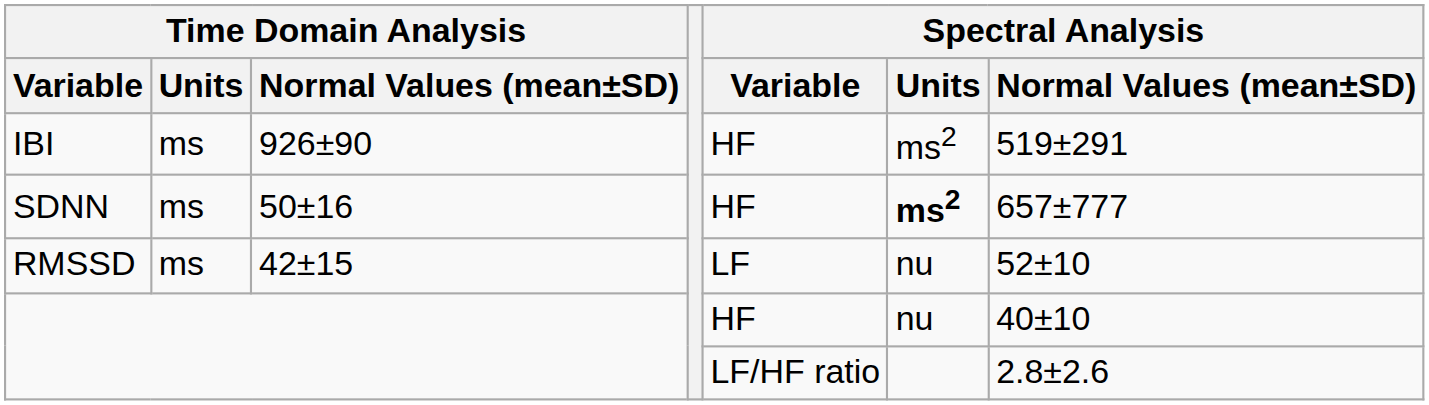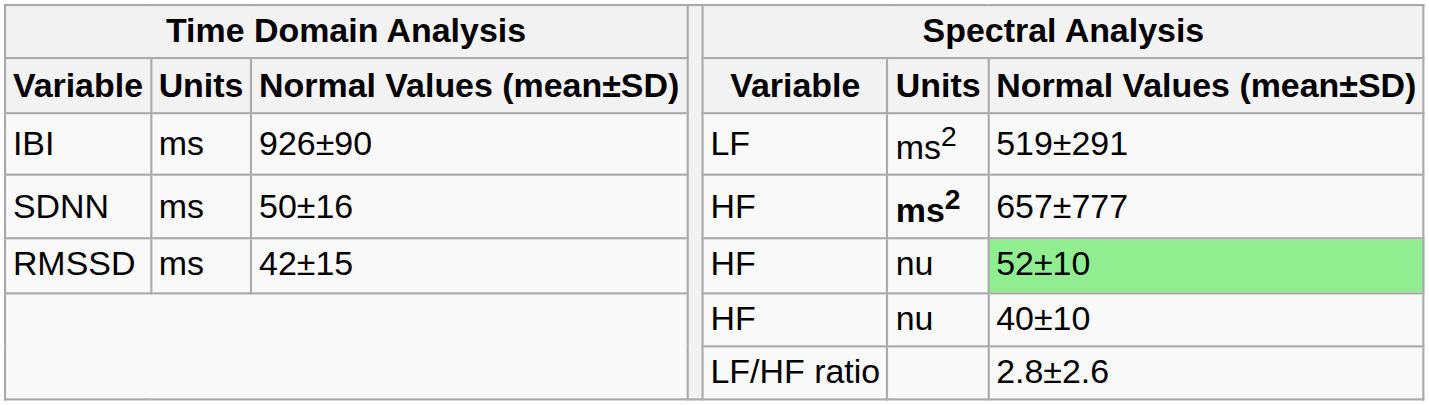(733, 143) HF -> (730, 143) LF
(730, 264) LF -> (733, 264) HF
(1043, 264) no background -> (1043, 264) lightgreen background
